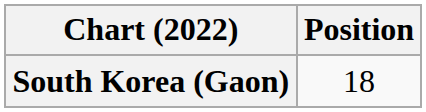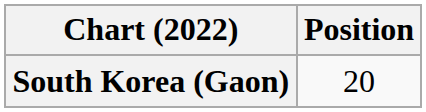(359, 80) 18 -> (359, 80) 20
